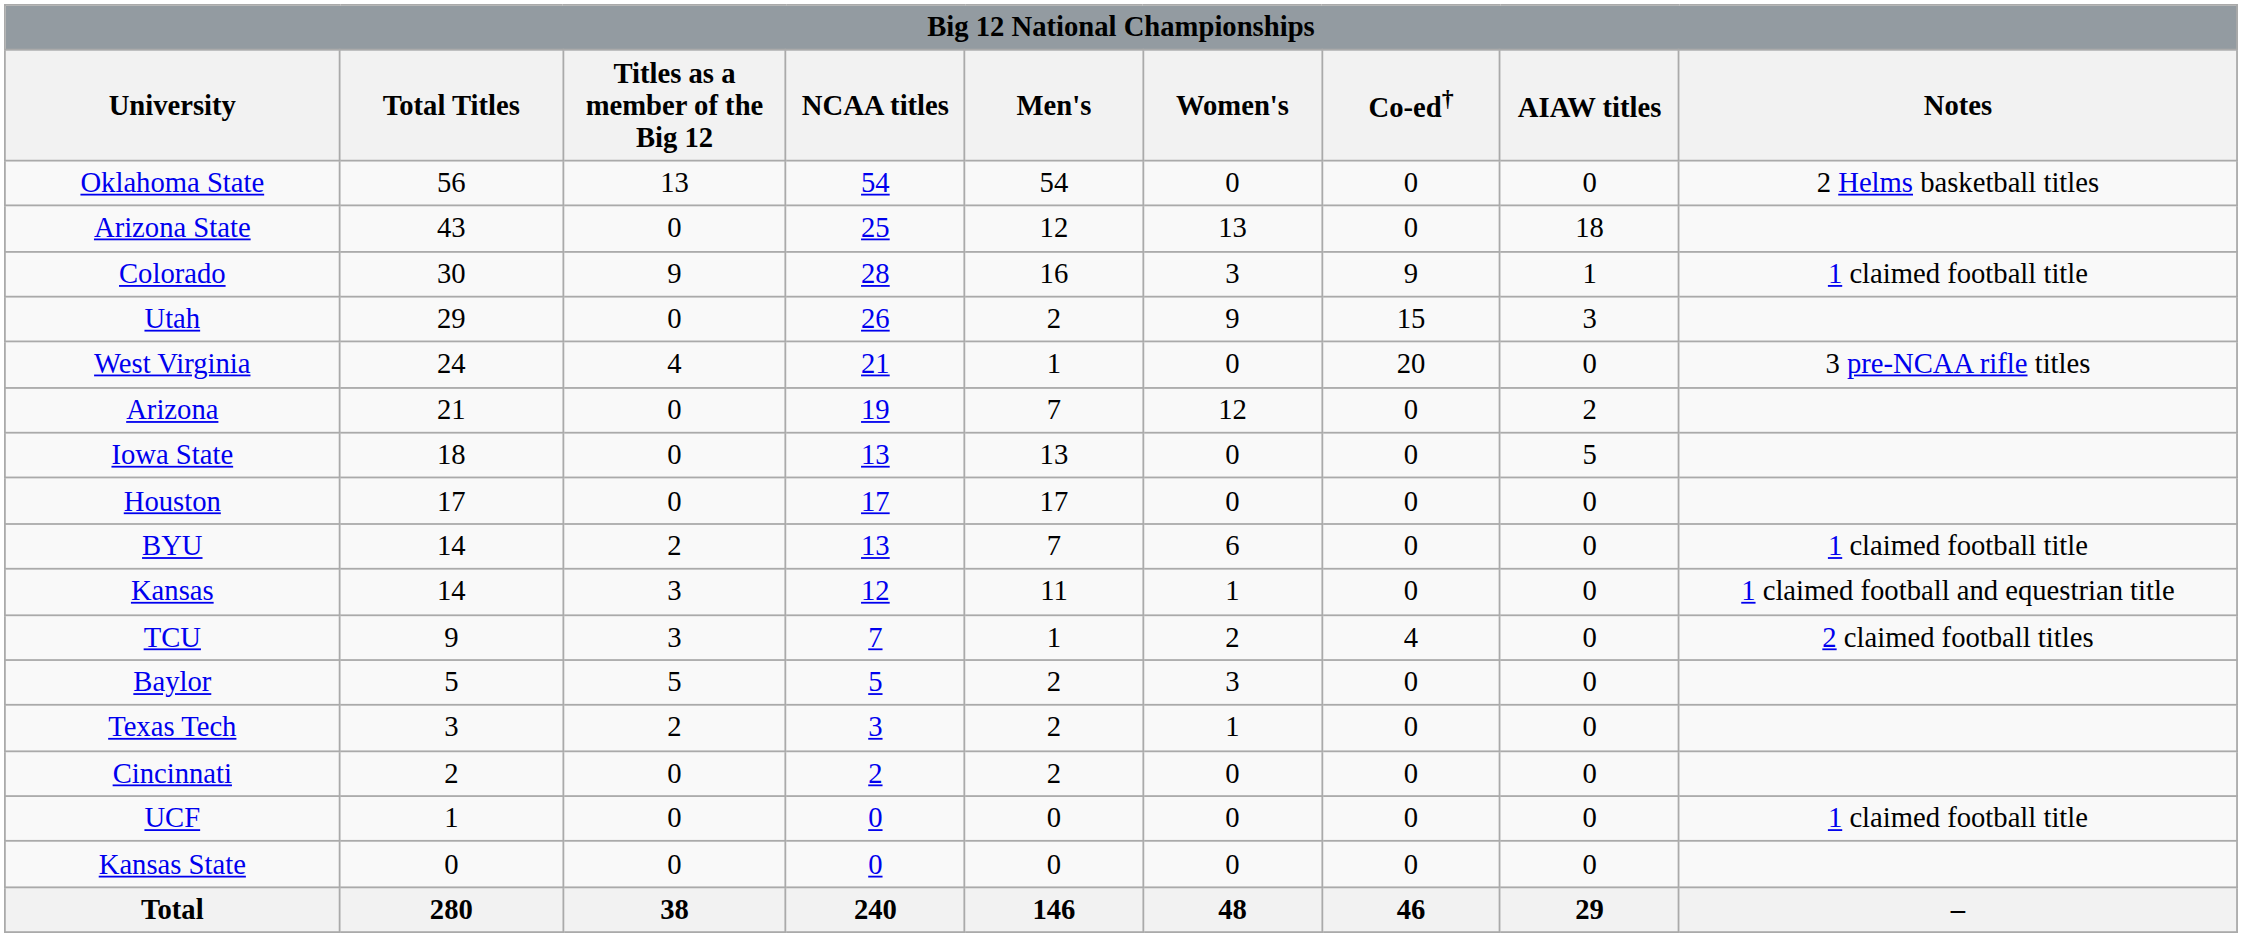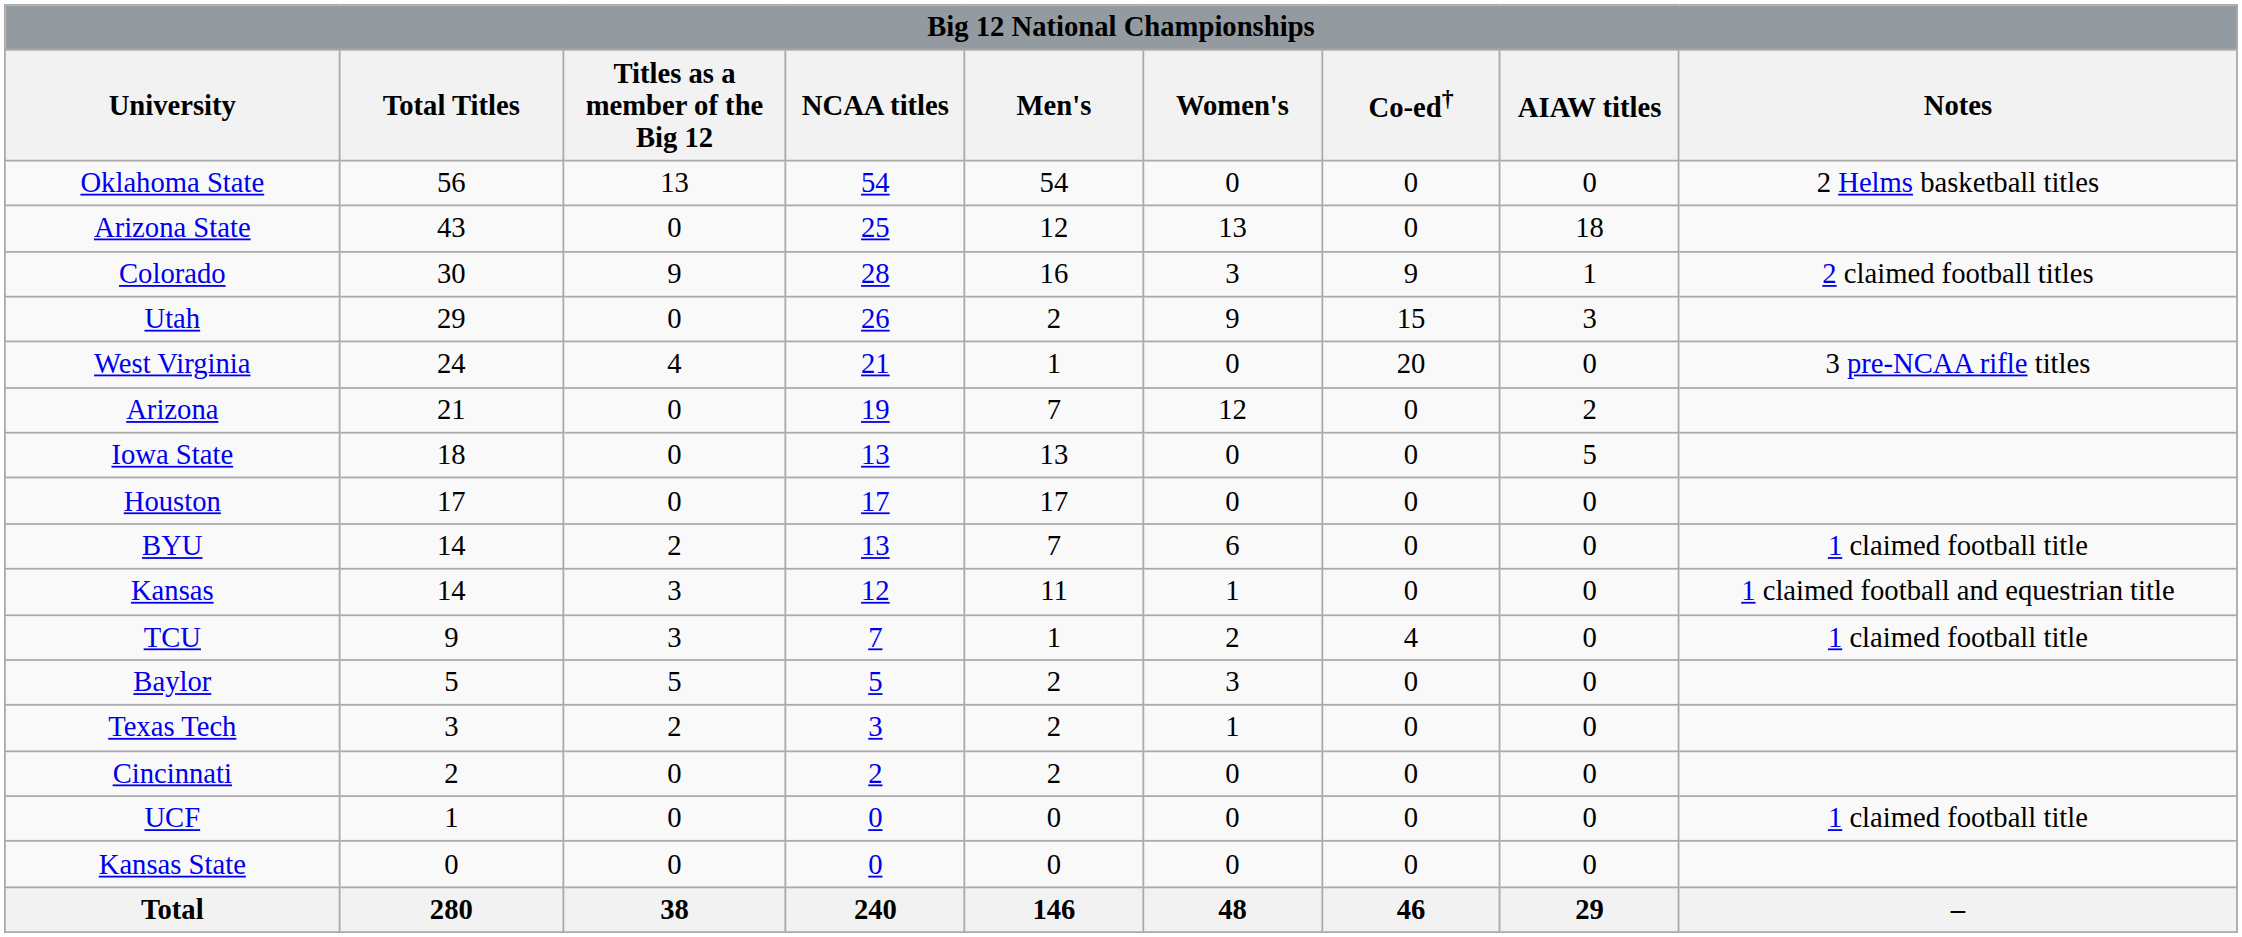(1958, 273) 1 claimed football title -> (1958, 273) 2 claimed football titles
(1958, 636) 2 claimed football titles -> (1958, 636) 1 claimed football title
